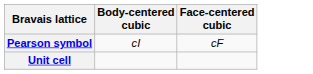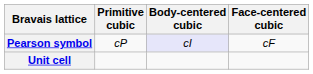+ column: (121, 19)
(136, 43) no background -> (188, 43) lavender background
